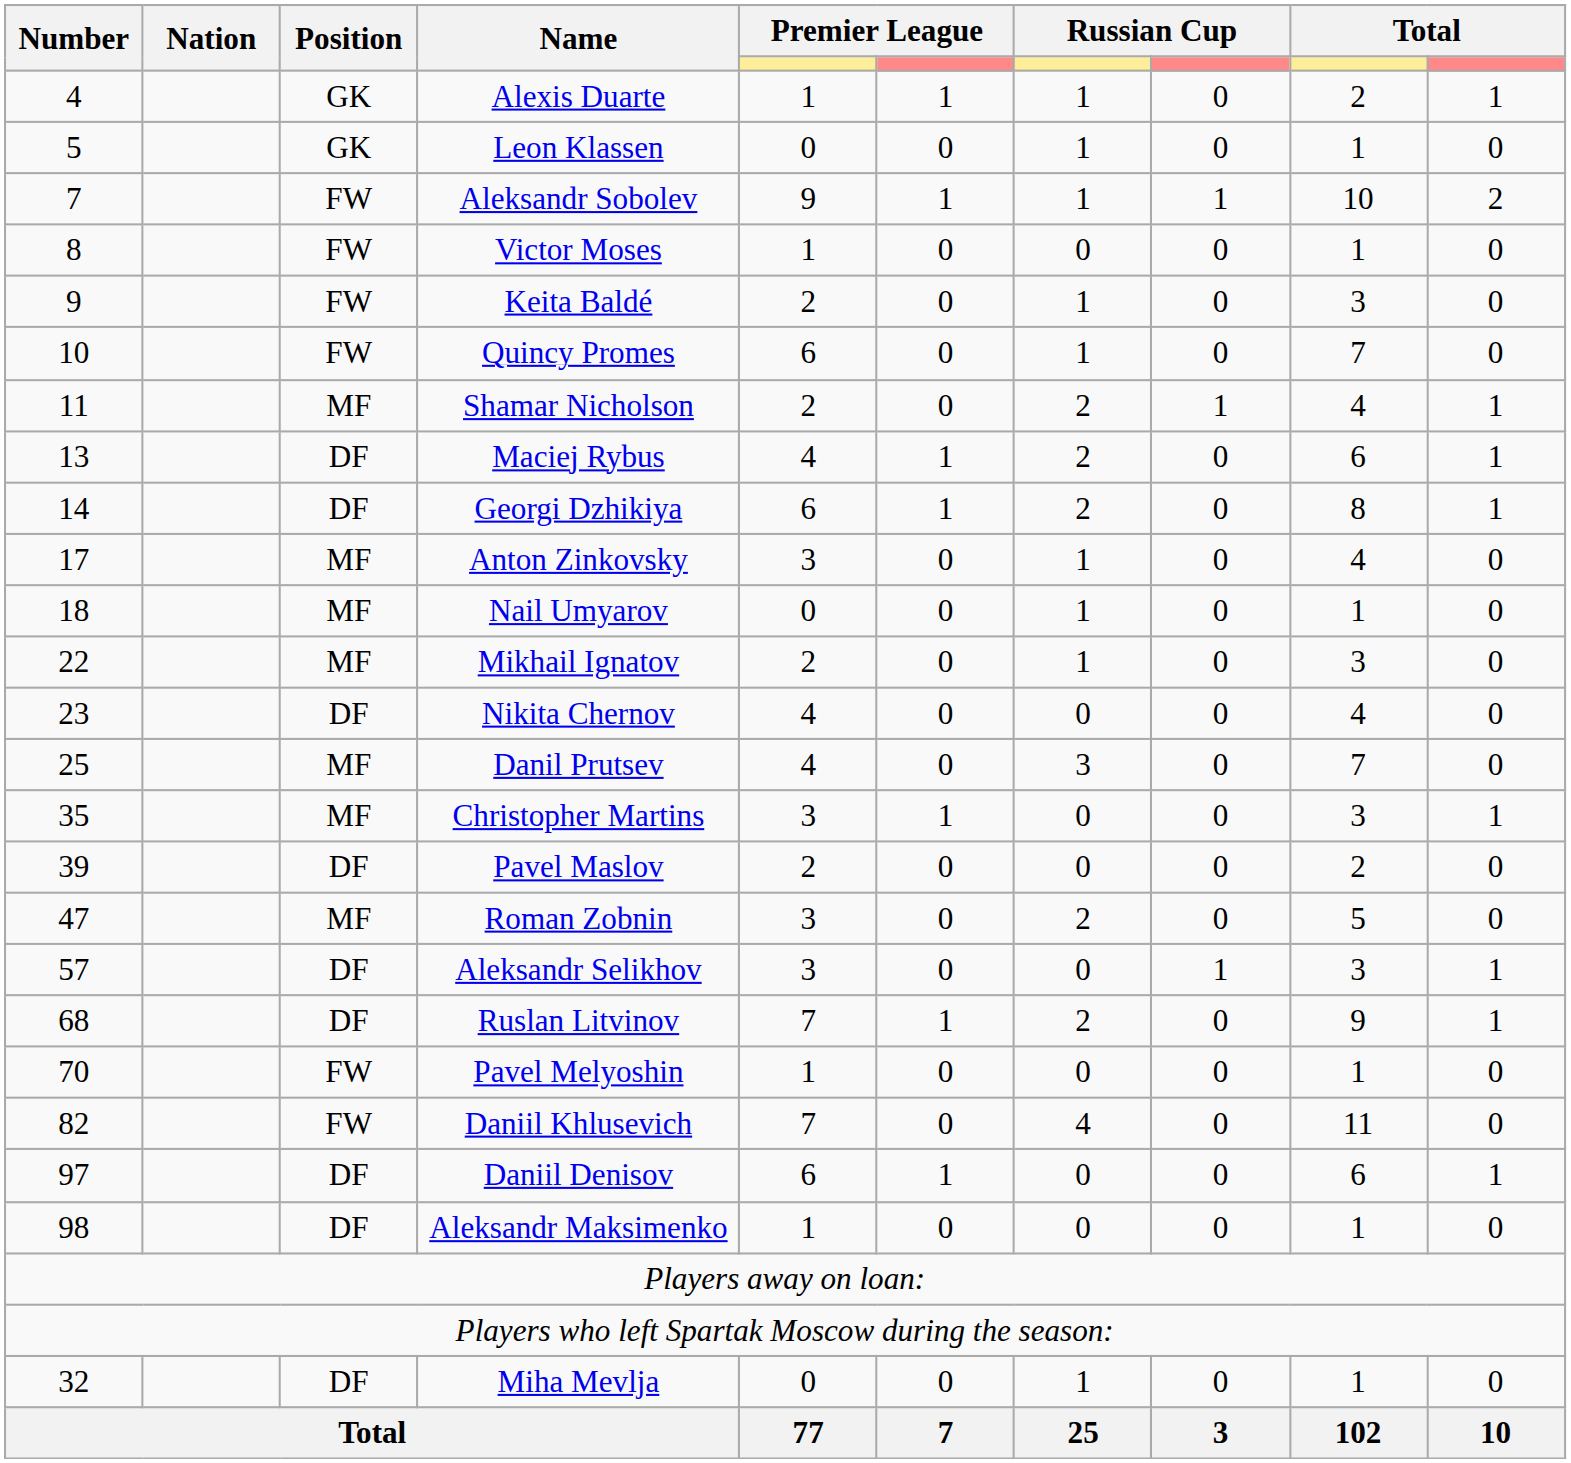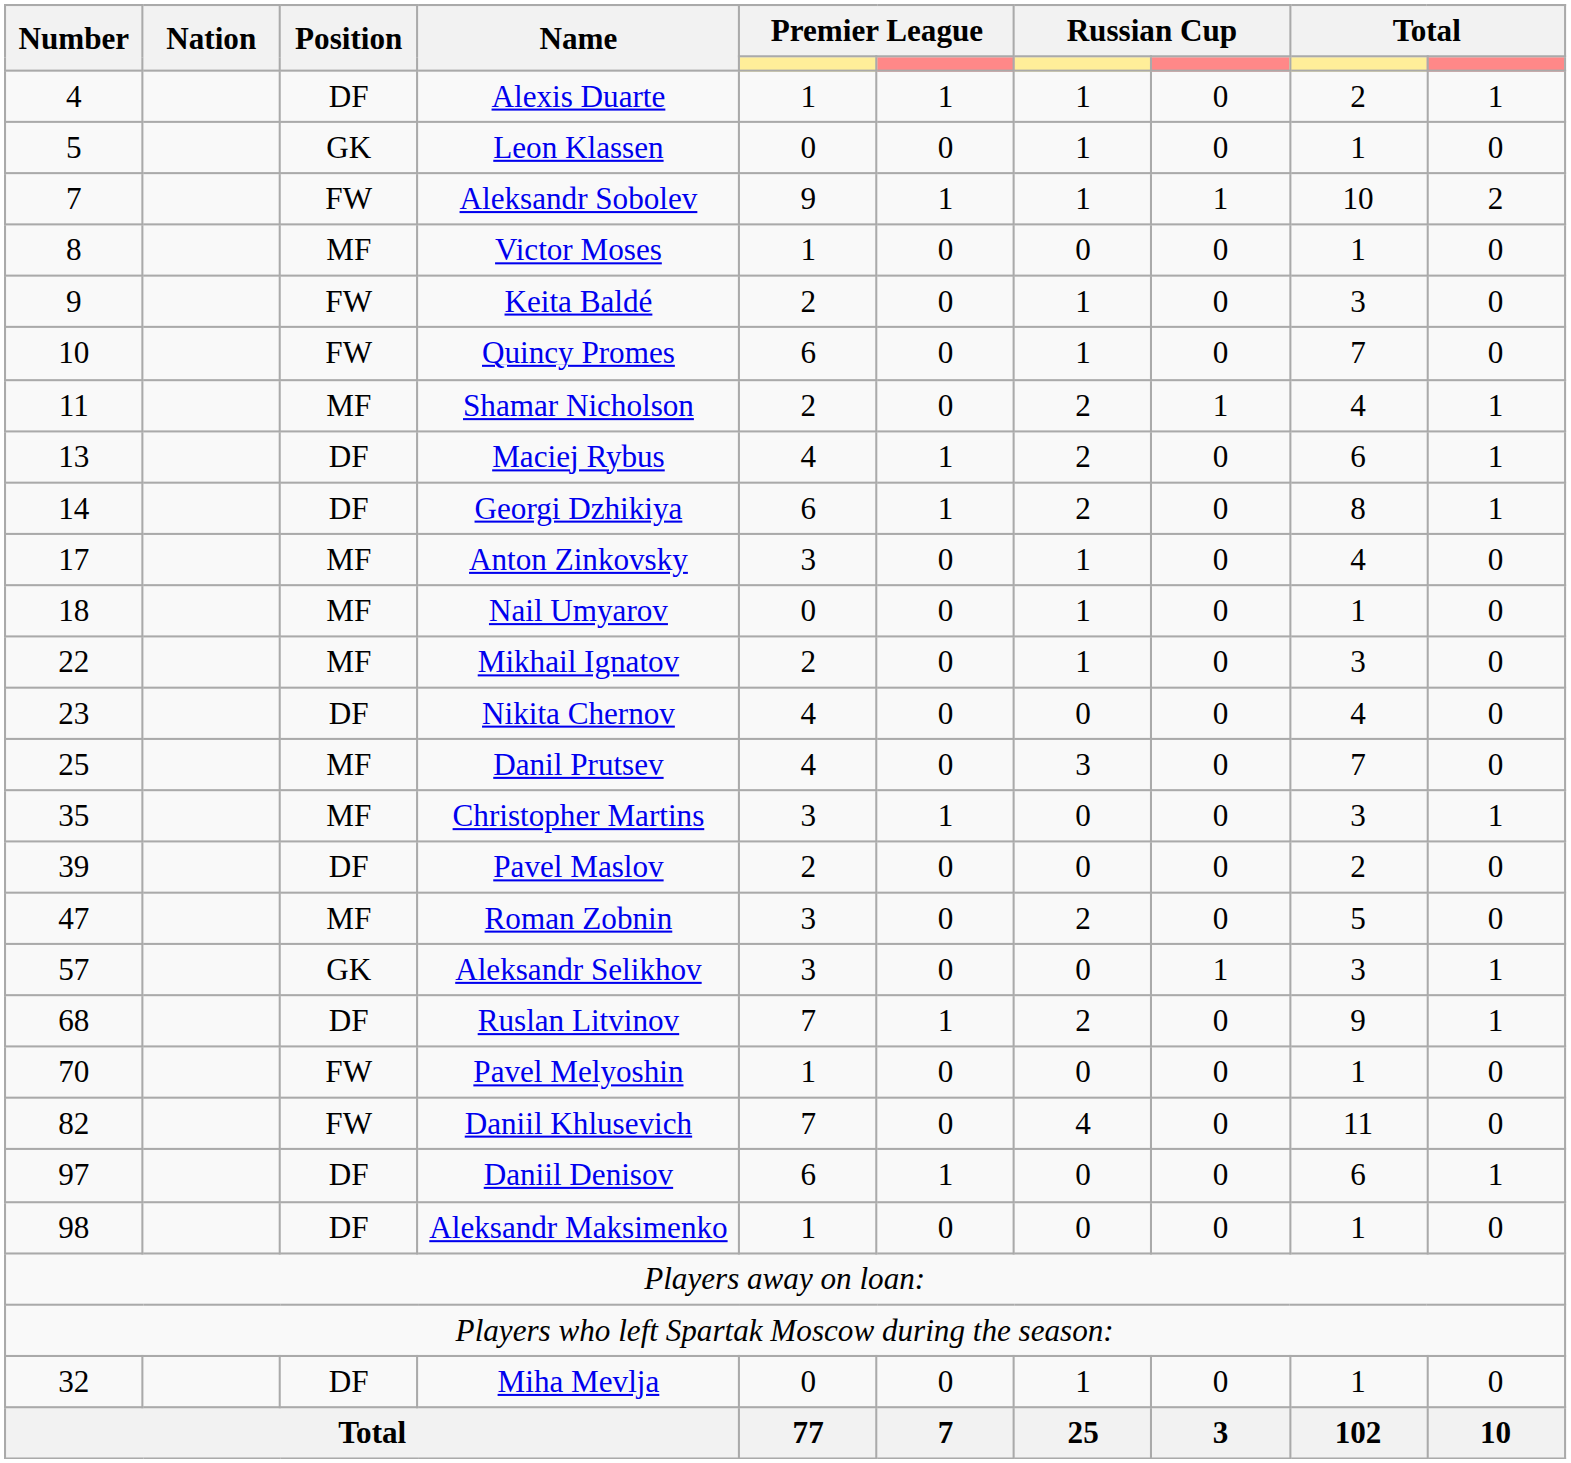(349, 96) GK -> (349, 96) DF
(349, 250) FW -> (349, 250) MF
(349, 969) DF -> (349, 969) GK
